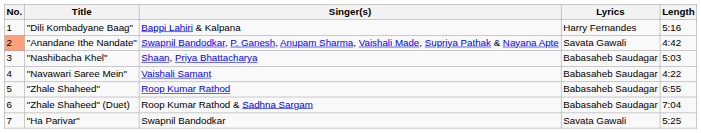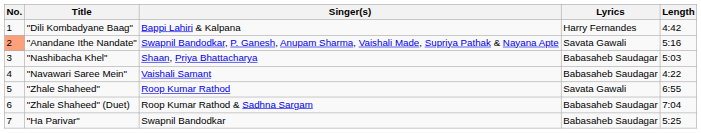(672, 27) 5:16 -> (672, 27) 4:42
(672, 43) 4:42 -> (672, 43) 5:16
(610, 89) Babasaheb Saudagar -> (595, 89) Savata Gawali
(595, 120) Savata Gawali -> (610, 120) Babasaheb Saudagar
